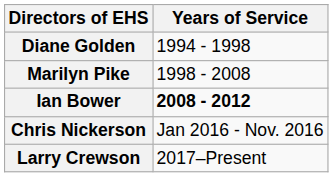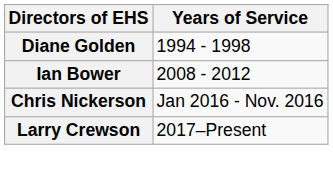- row: (79, 74)
(204, 102) bold -> (204, 74) normal
